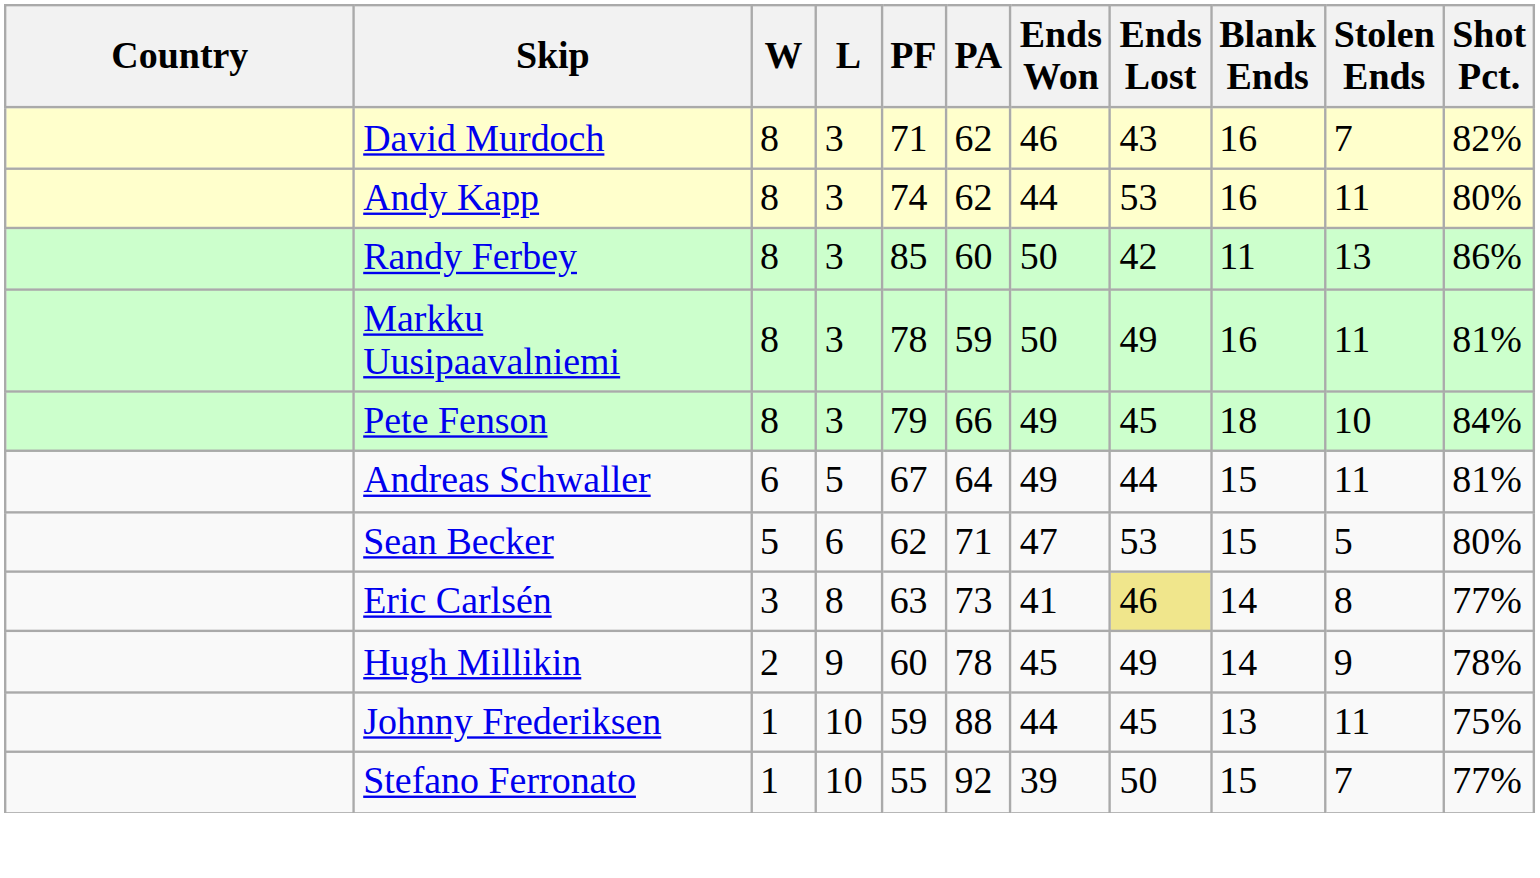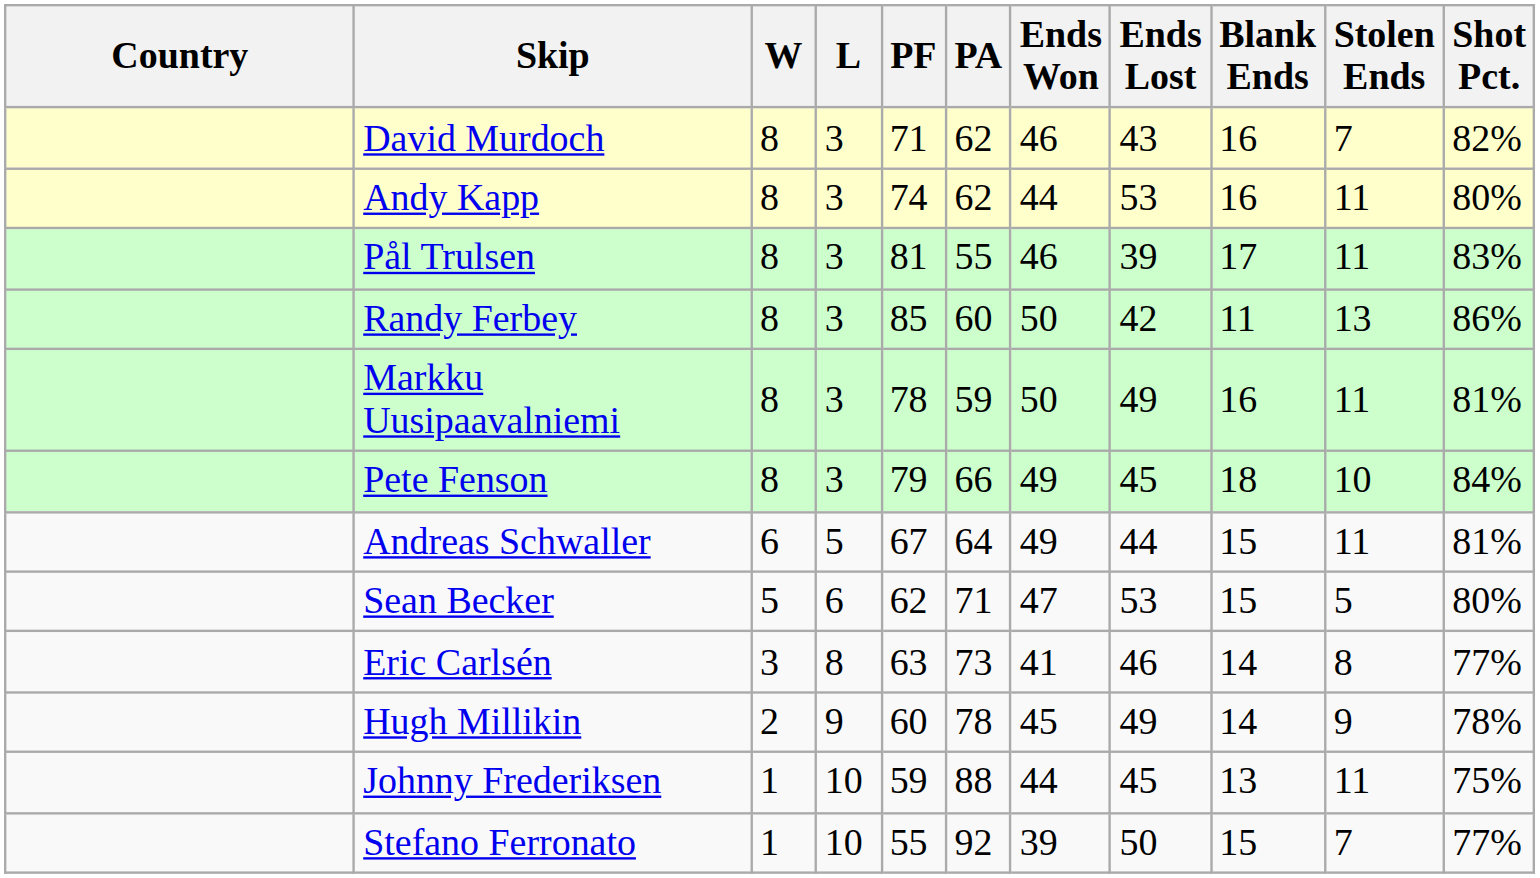+ row: (449, 257)
(1138, 600) khaki background -> (1138, 661) no background
